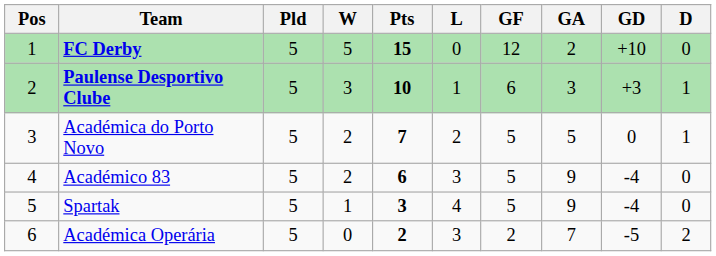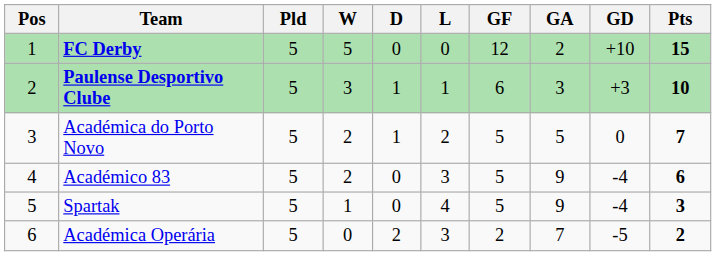columns swapped: (686, 19) <-> (402, 19)
